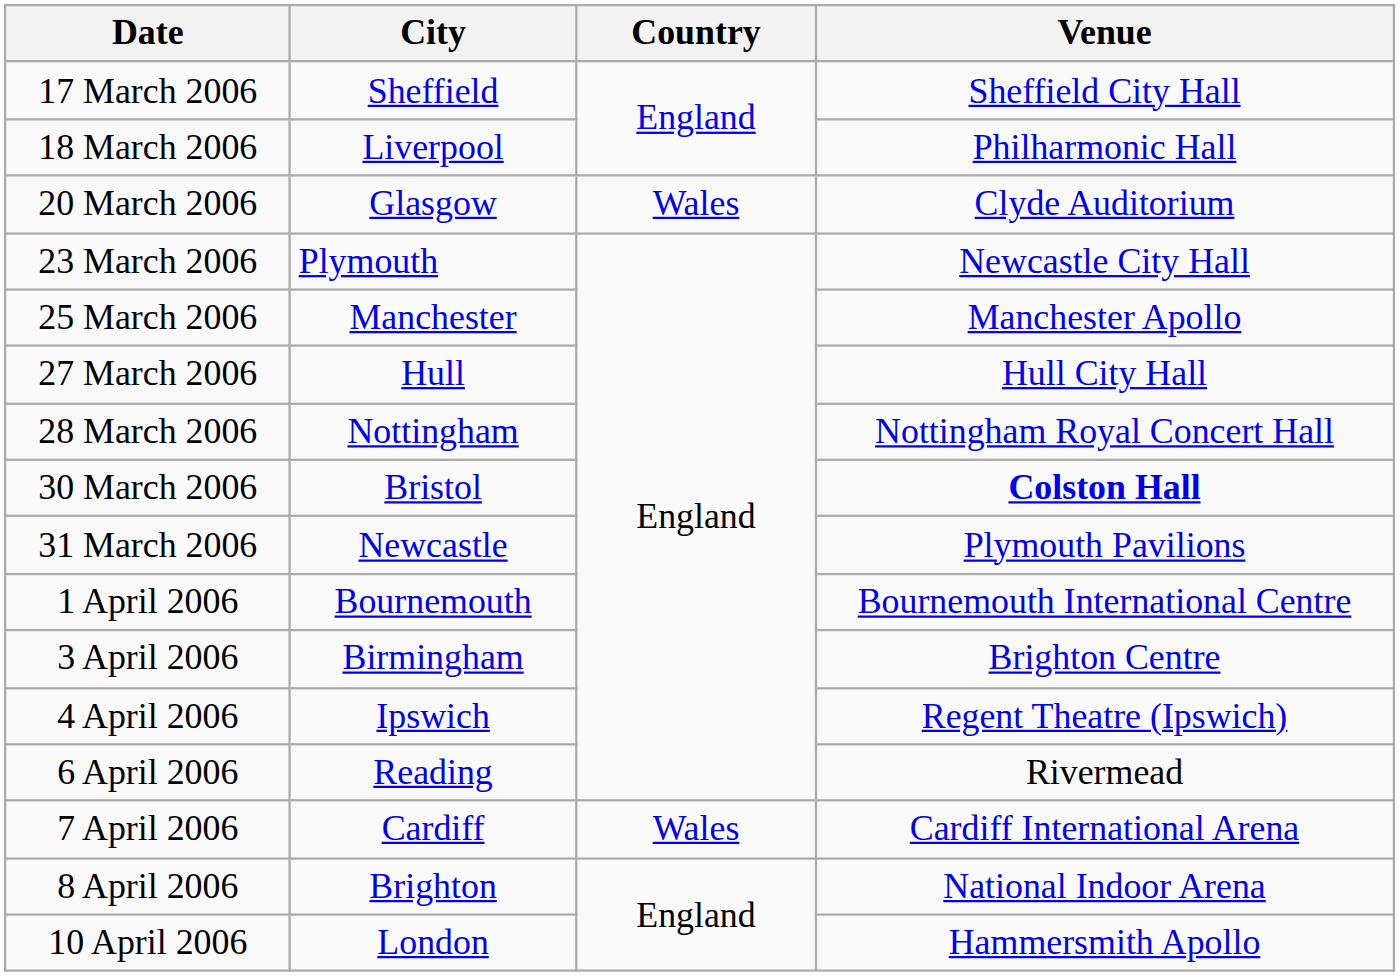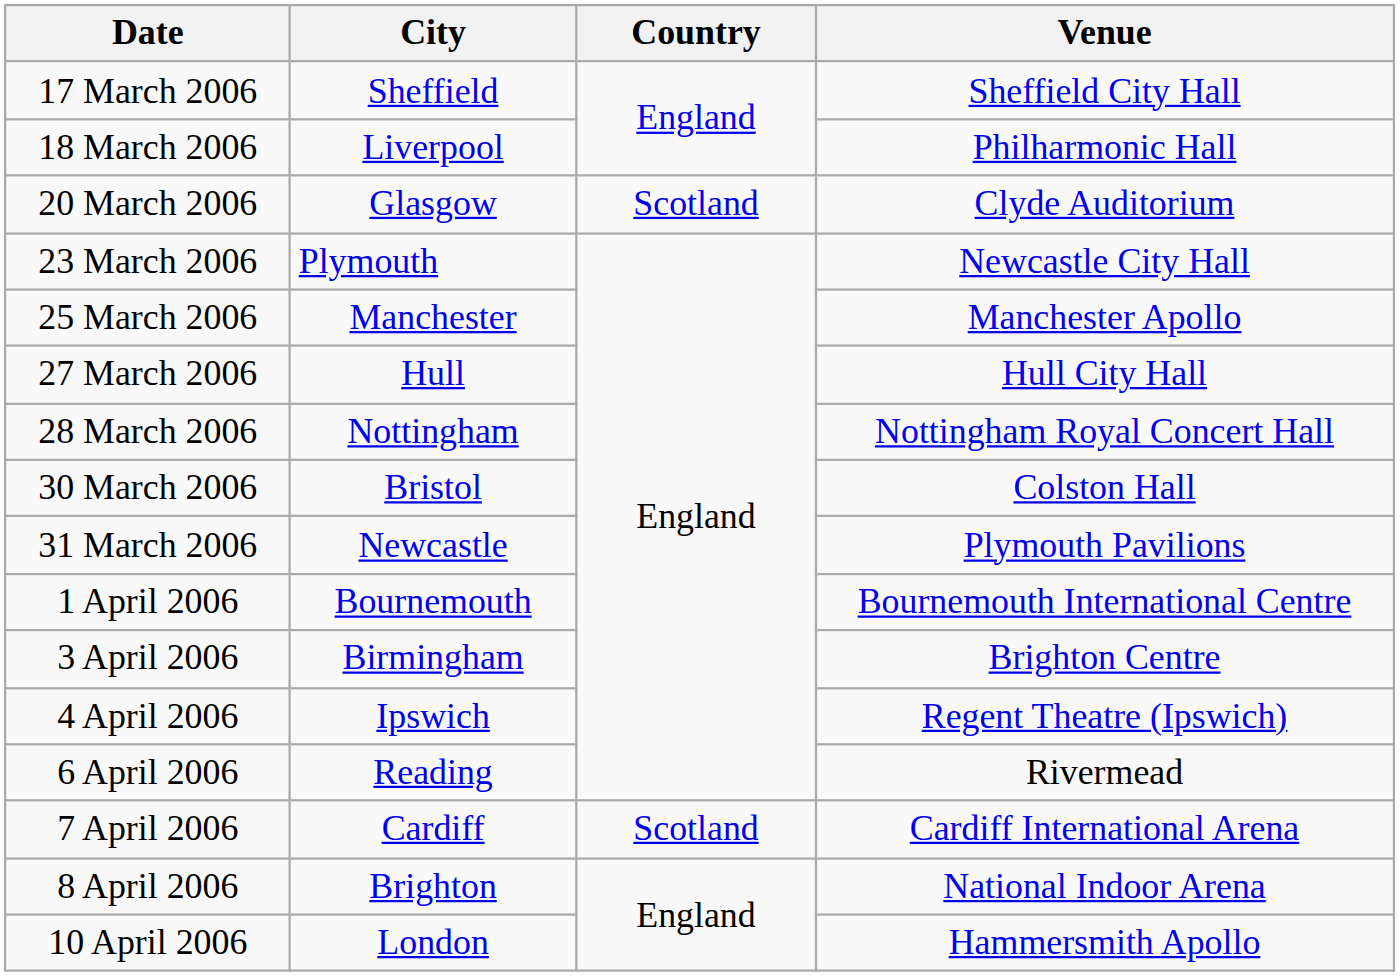(696, 203) Wales -> (696, 203) Scotland
(1105, 487) bold -> (1105, 487) normal
(696, 828) Wales -> (696, 828) Scotland
